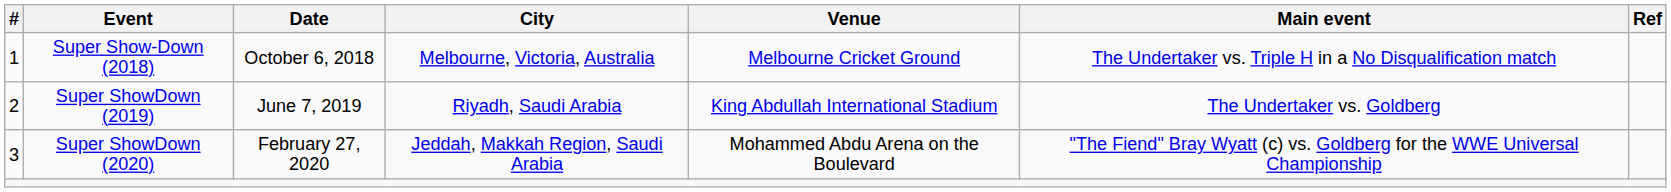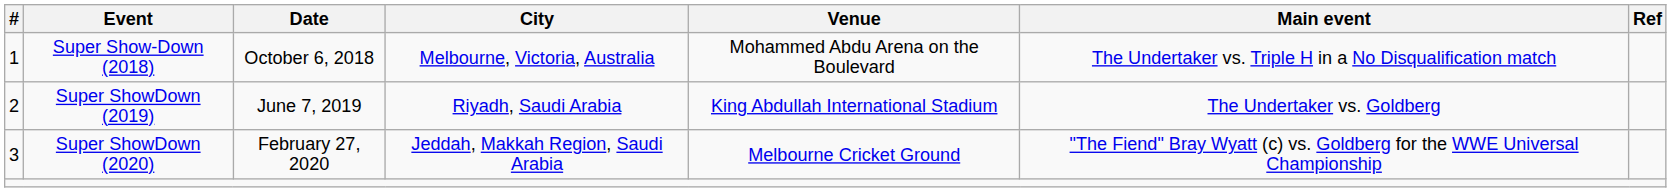(854, 57) Melbourne Cricket Ground -> (854, 57) Mohammed Abdu Arena on the Boulevard
(854, 154) Mohammed Abdu Arena on the Boulevard -> (854, 154) Melbourne Cricket Ground
